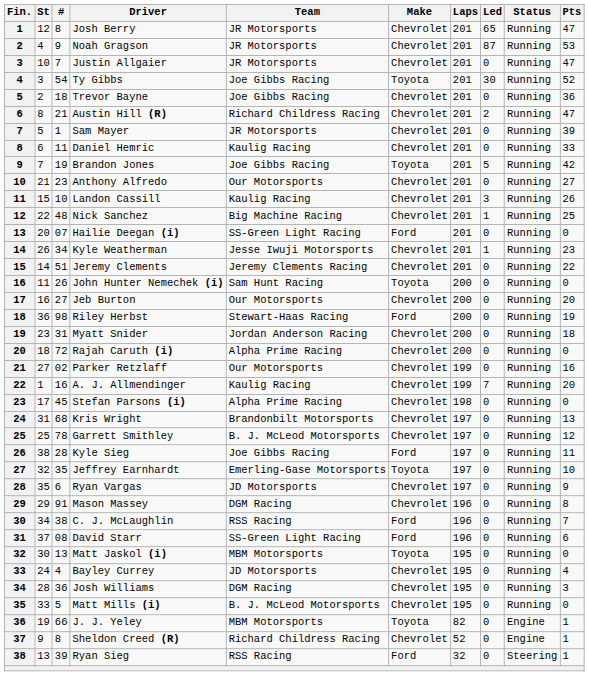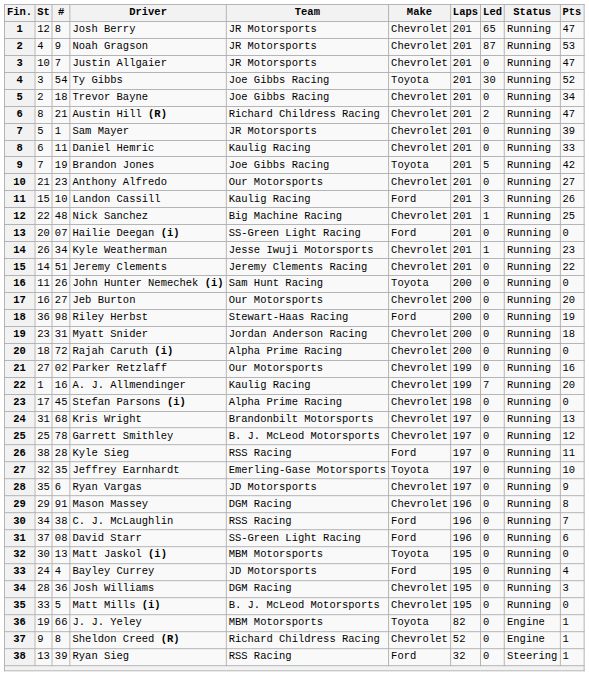(569, 98) 36 -> (569, 98) 34
(419, 200) Chevrolet -> (404, 200) Ford
(279, 454) Joe Gibbs Racing -> (260, 454) RSS Racing
(419, 572) Chevrolet -> (404, 572) Ford
